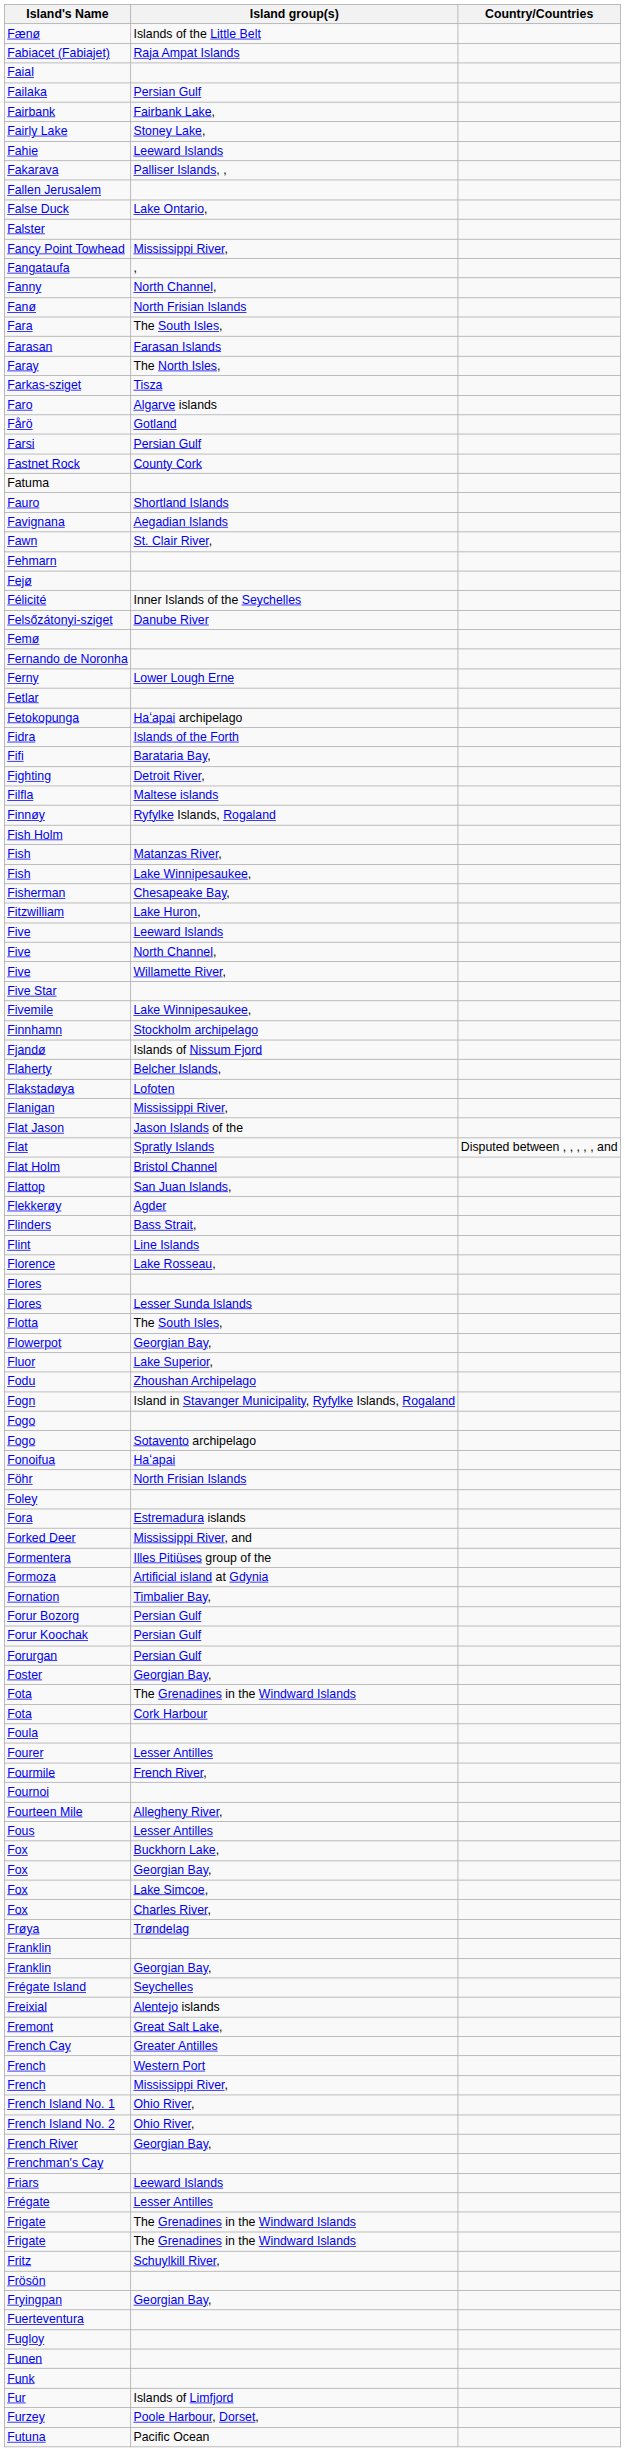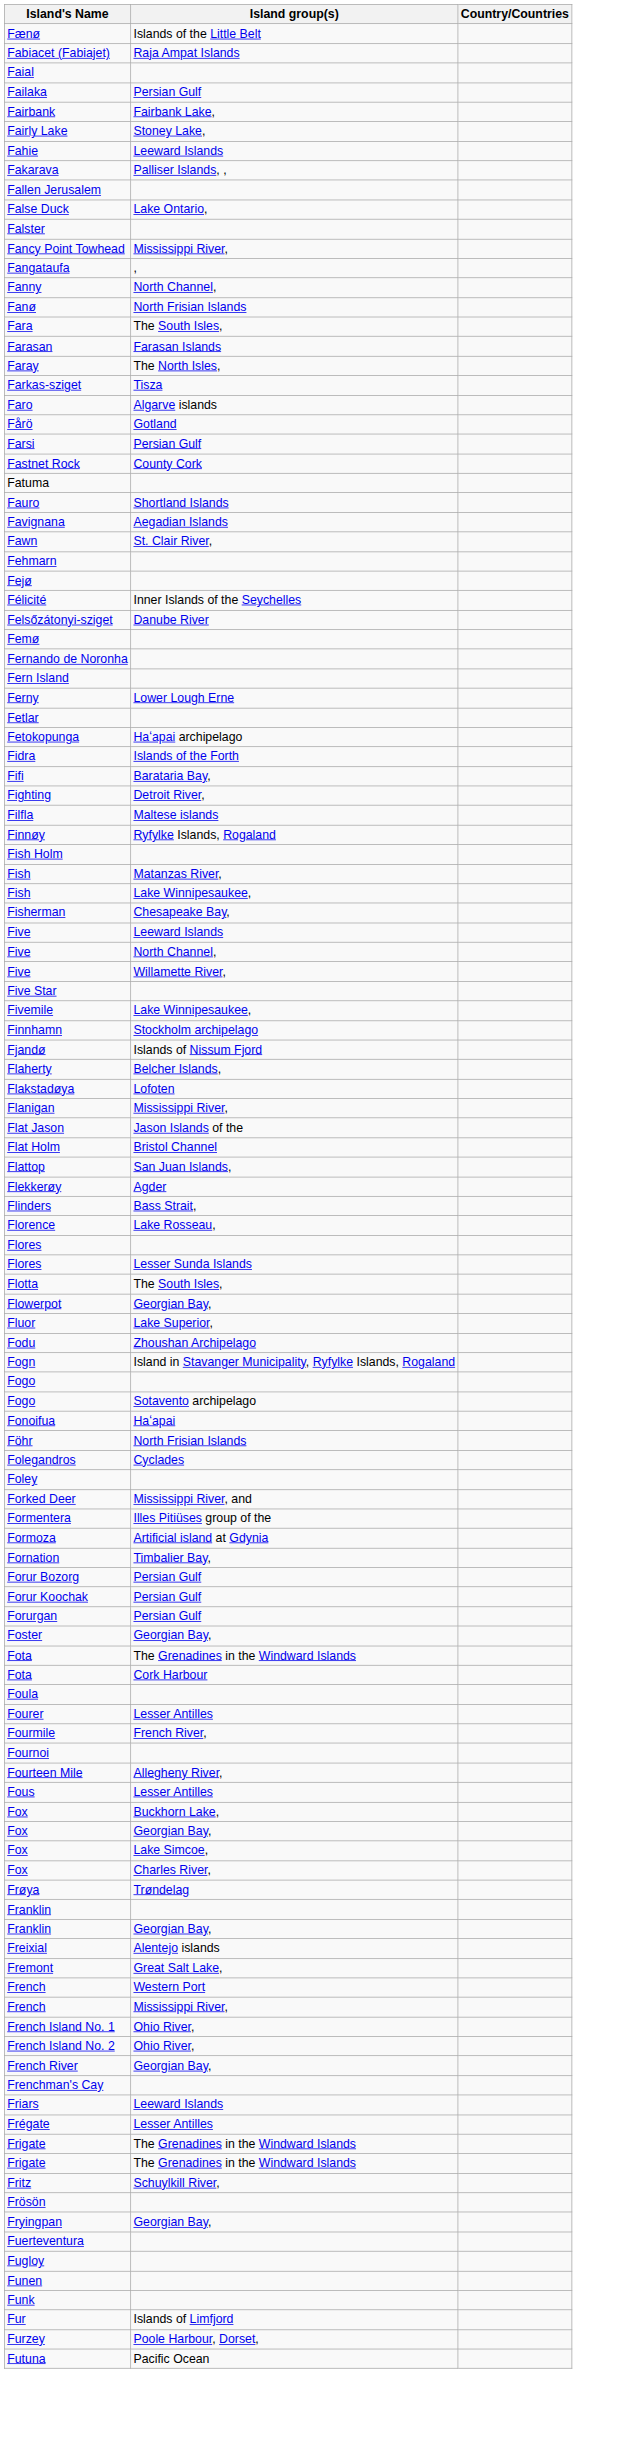+ row: (38, 678)
- row: (36, 913)
- row: (17, 1147)
- row: (19, 1245)
+ row: (41, 1460)
- row: (20, 1518)
- row: (47, 1987)
- row: (39, 2046)
